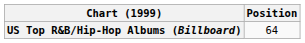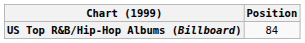(272, 30) 64 -> (272, 30) 84
